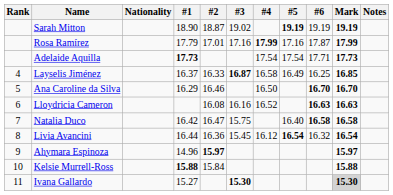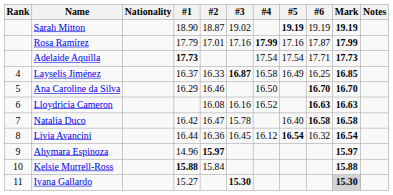(240, 120) 15.75 -> (240, 120) 15.78
(240, 136) 15.45 -> (240, 136) 16.45
